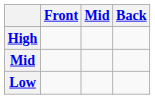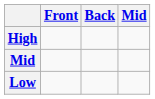columns swapped: (97, 15) <-> (131, 15)
